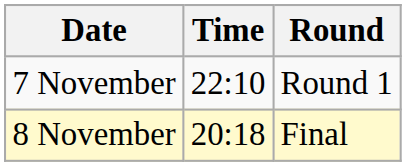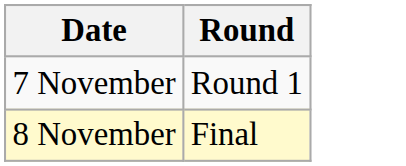- column: (228, 30)
